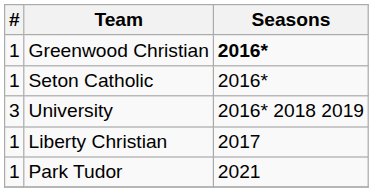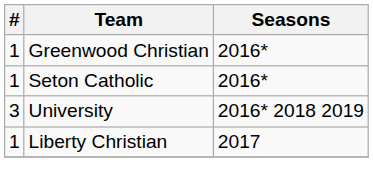(243, 50) bold -> (243, 50) normal
- row: (76, 171)
